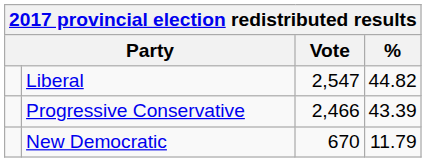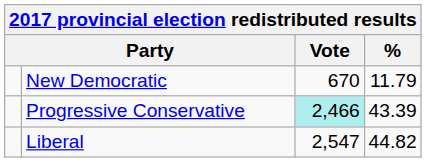rows swapped: (55, 80) <-> (97, 141)
(336, 111) no background -> (336, 111) paleturquoise background
